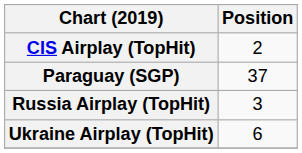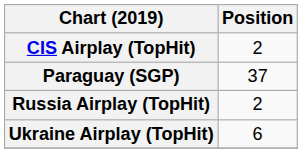(258, 104) 3 -> (258, 104) 2
